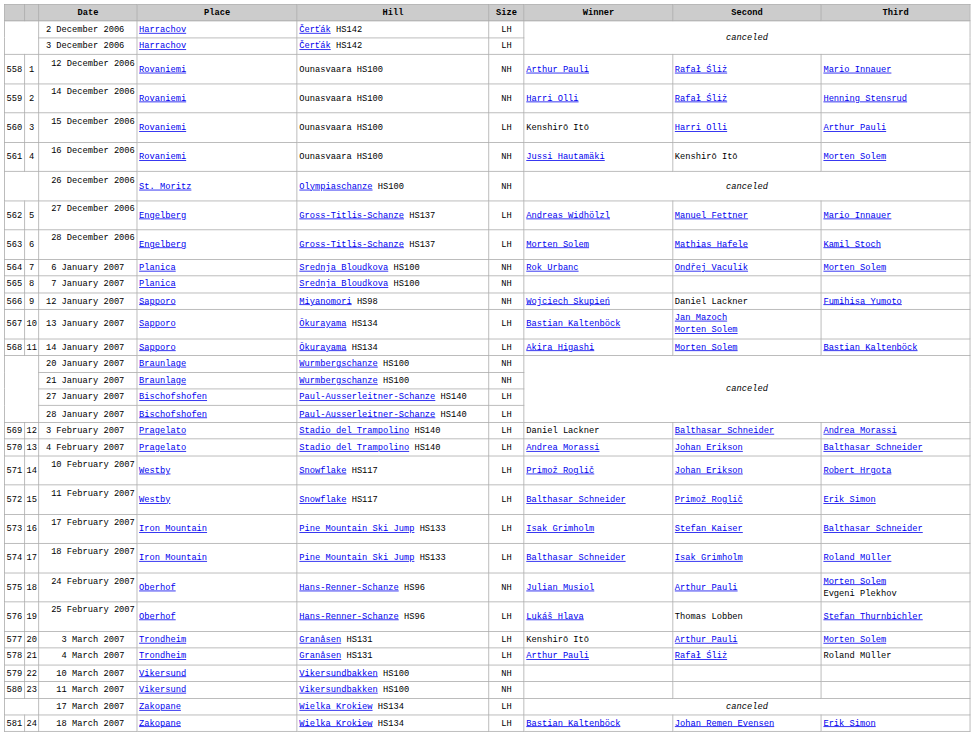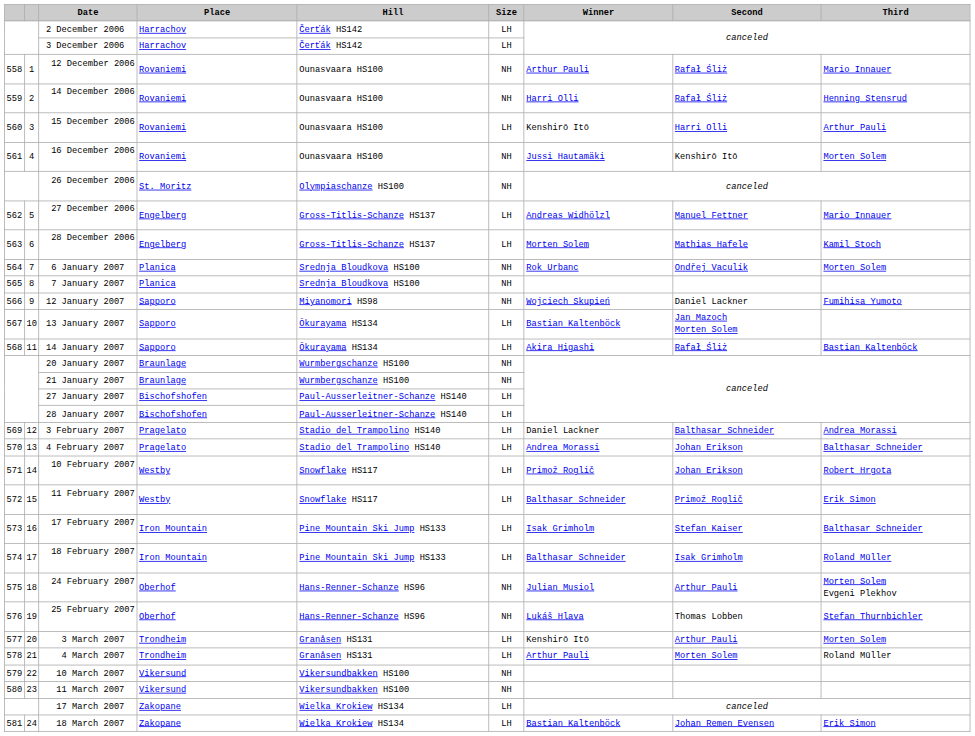(706, 347) Morten Solem -> (701, 347) Rafał Śliż
(506, 617) LH -> (506, 617) NH
(701, 657) Rafał Śliż -> (706, 657) Morten Solem
